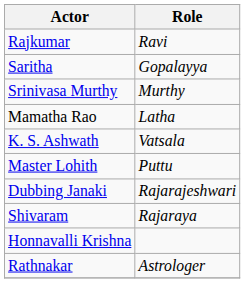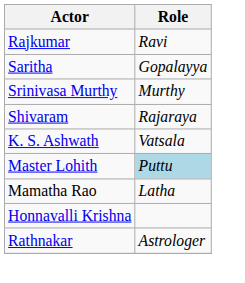rows swapped: (52, 116) <-> (38, 215)
(156, 166) no background -> (156, 166) lightblue background
- row: (58, 191)
